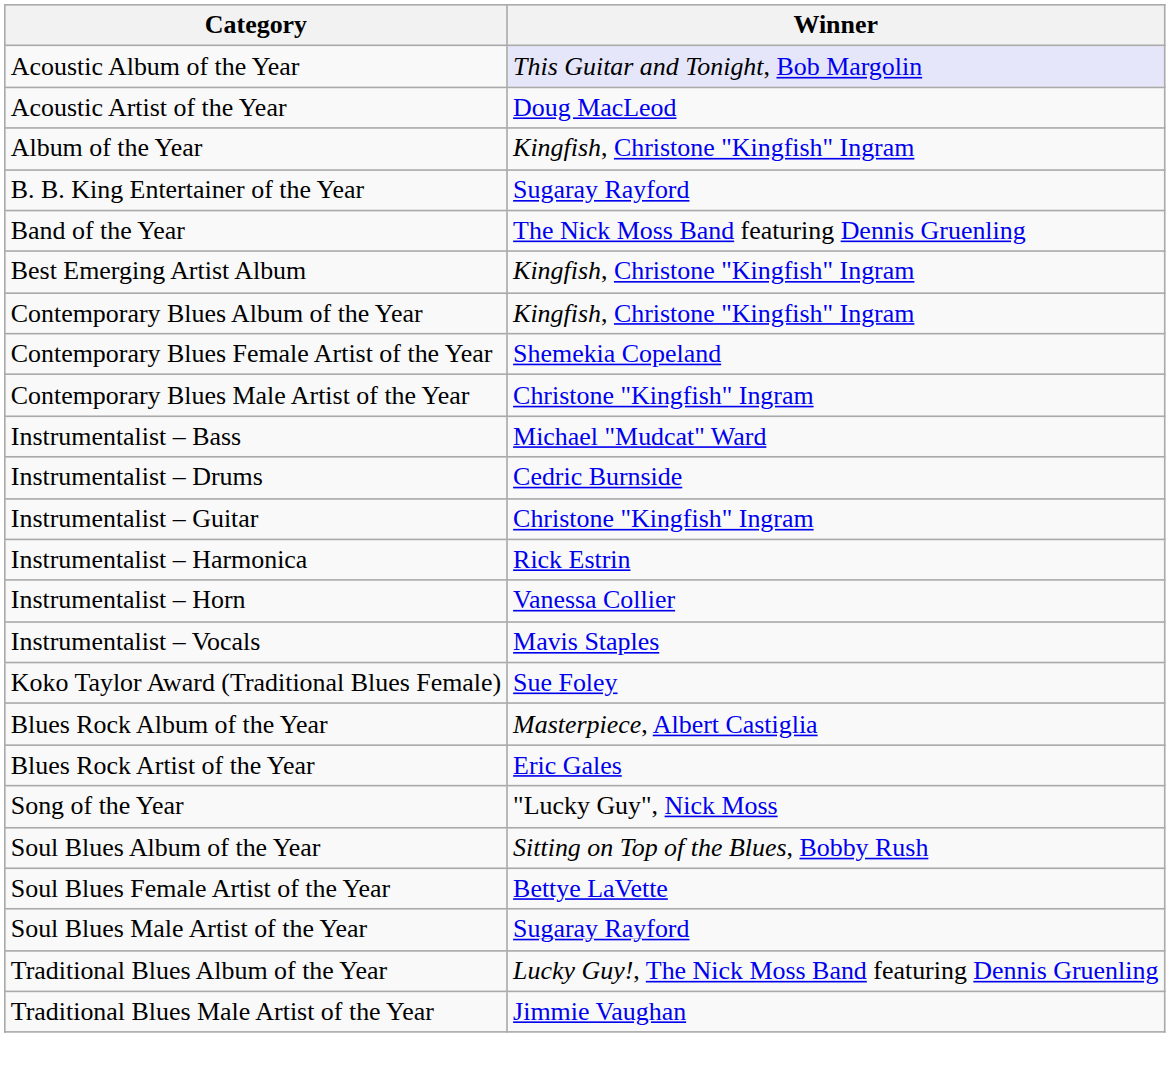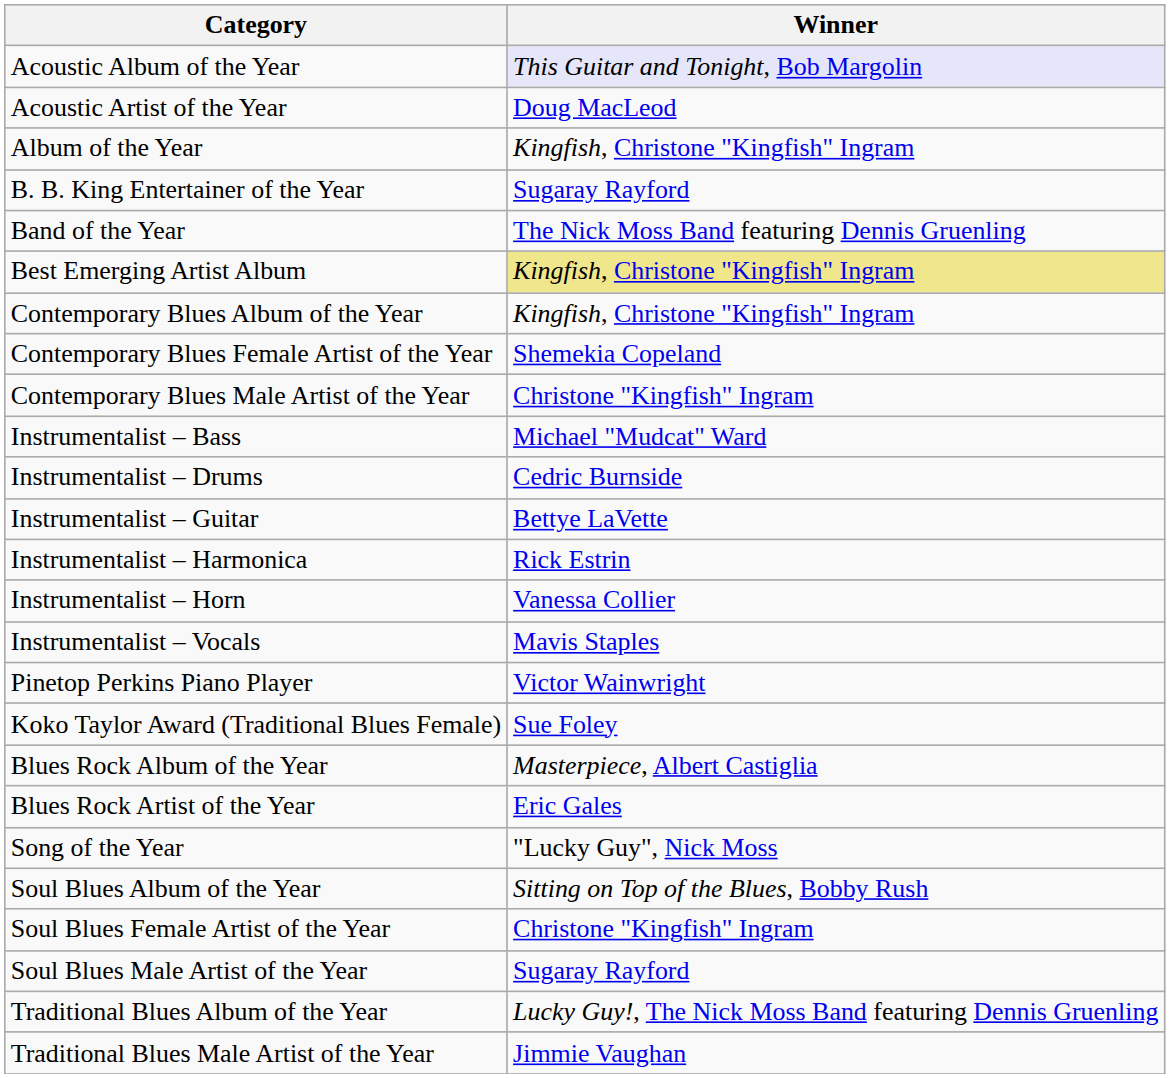(714, 271) no background -> (714, 271) khaki background
(663, 518) Christone "Kingfish" Ingram -> (590, 518) Bettye LaVette
+ row: (162, 682)
(590, 888) Bettye LaVette -> (663, 929) Christone "Kingfish" Ingram
